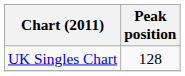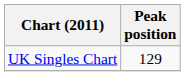(150, 58) 128 -> (150, 58) 129
